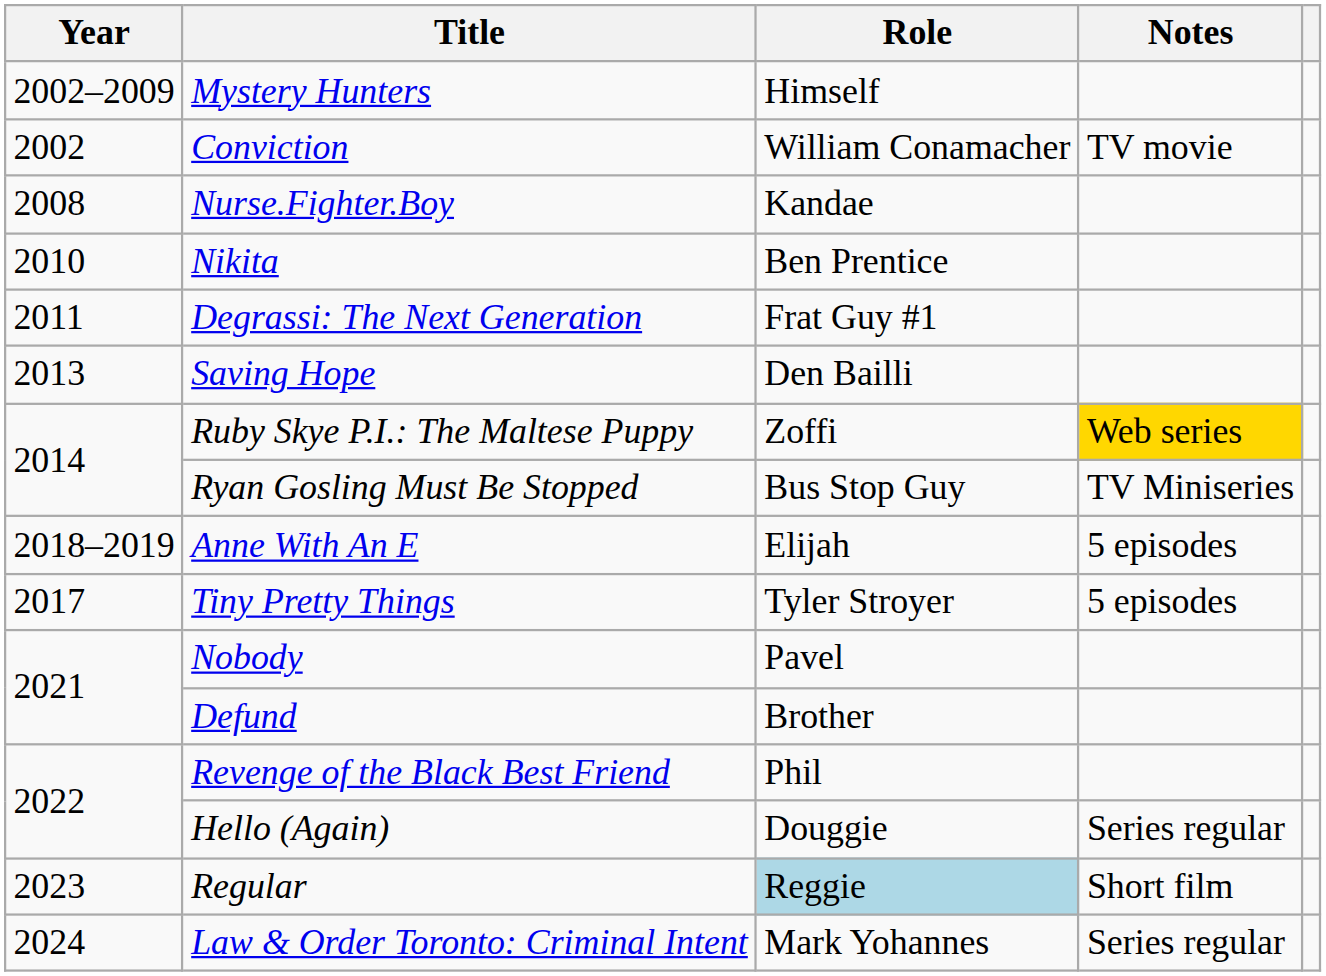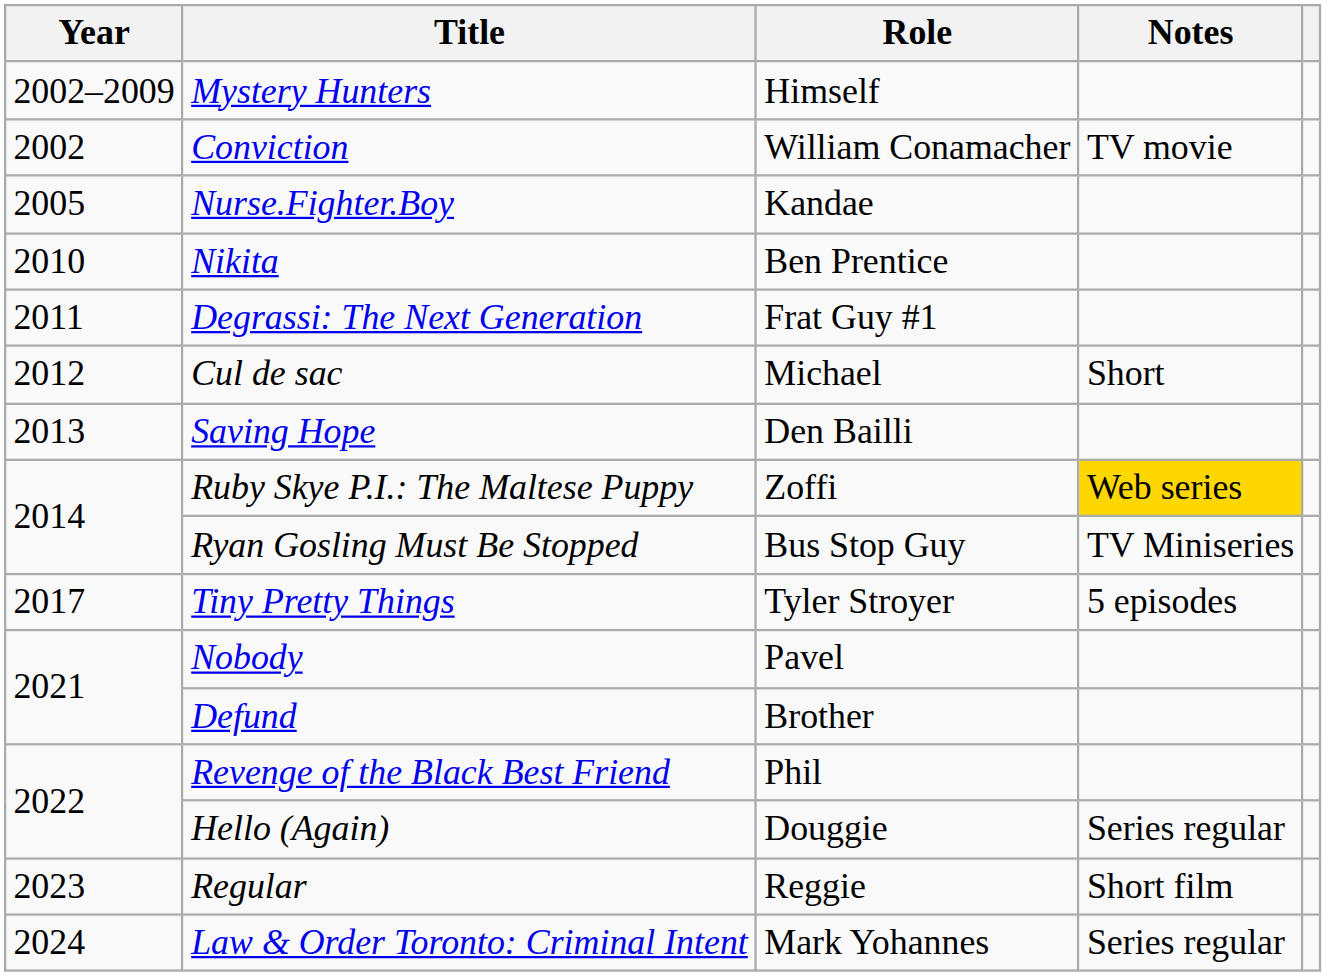(49, 203) 2008 -> (49, 203) 2005
+ row: (267, 373)
- row: (305, 544)
(815, 885) lightblue background -> (815, 885) no background
